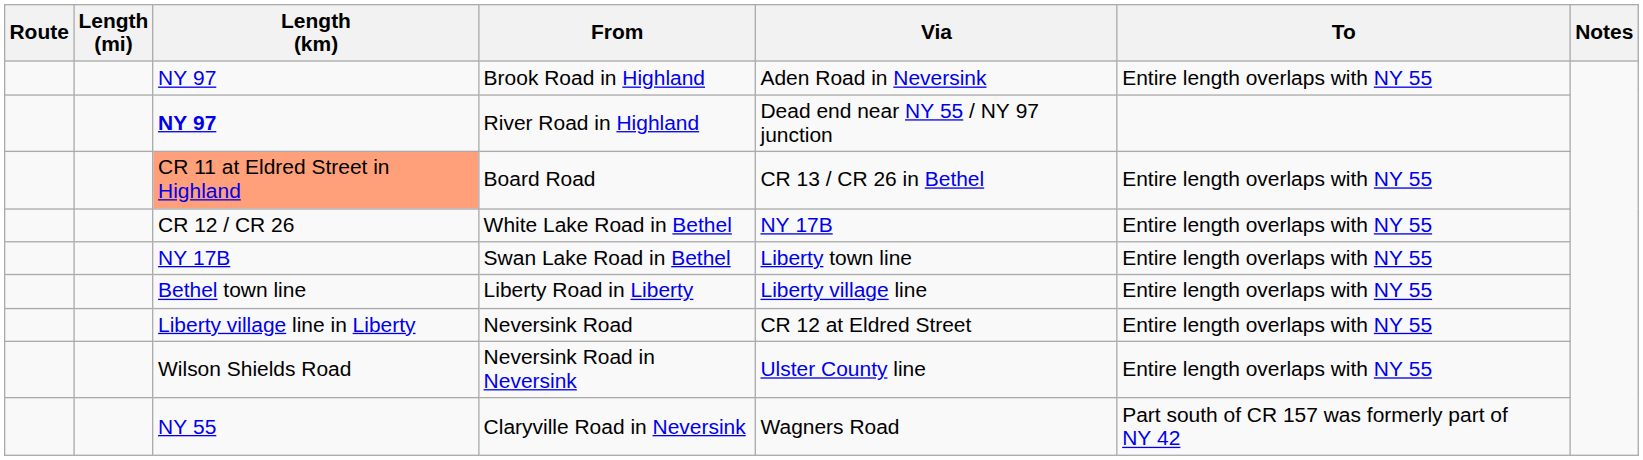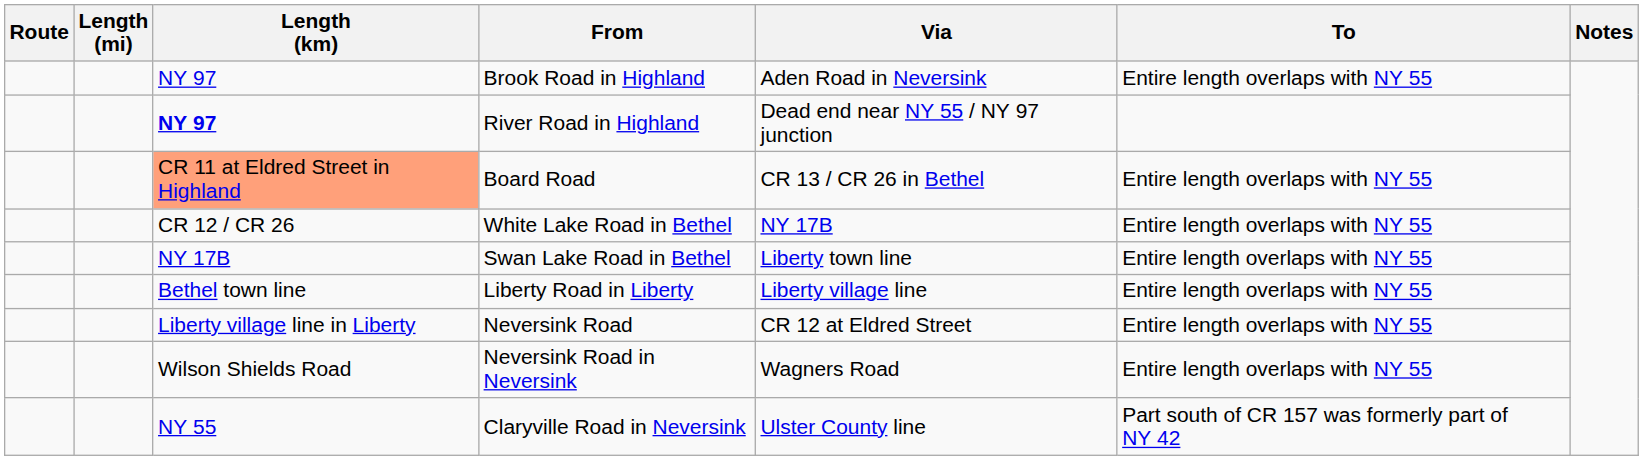(843, 369) Ulster County line -> (830, 369) Wagners Road
(830, 426) Wagners Road -> (843, 426) Ulster County line
